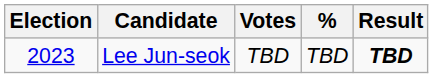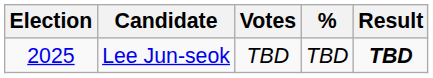(51, 55) 2023 -> (51, 55) 2025
